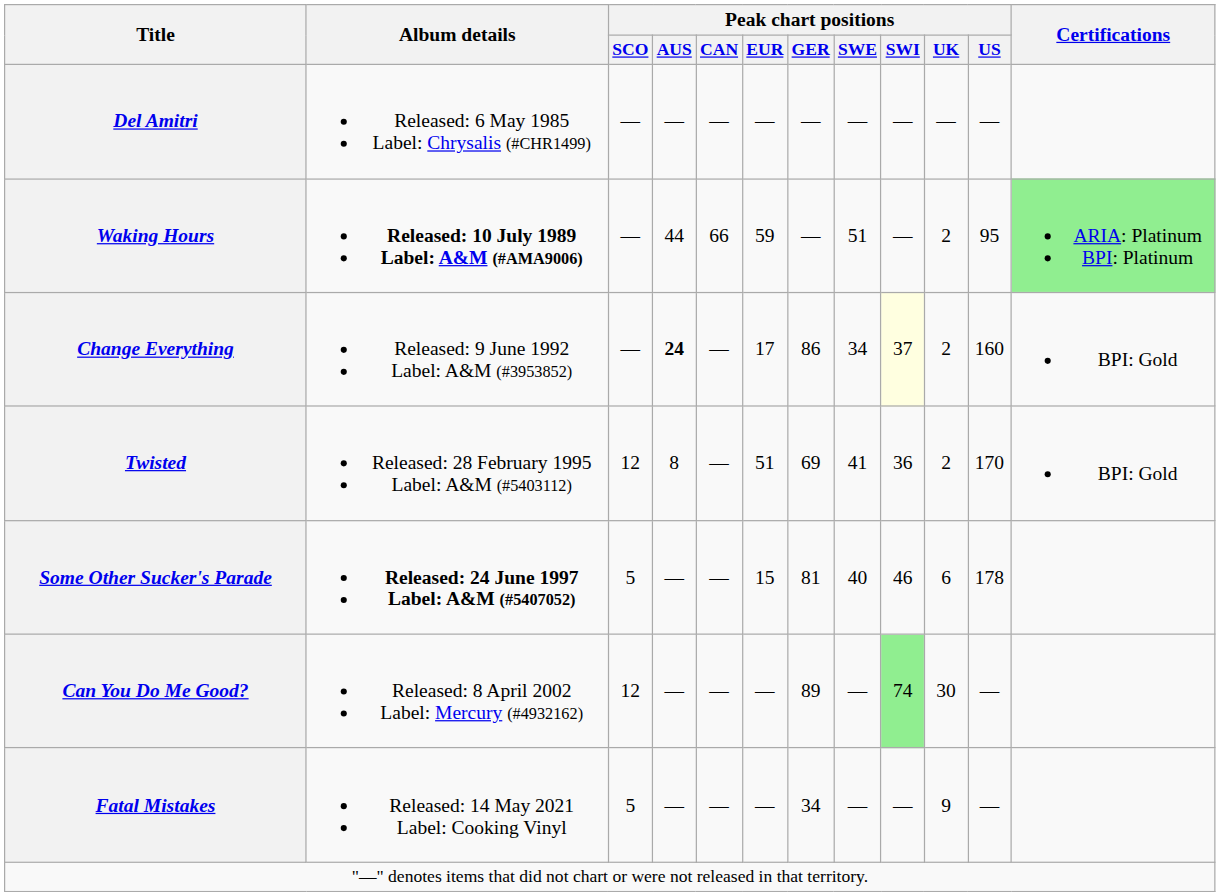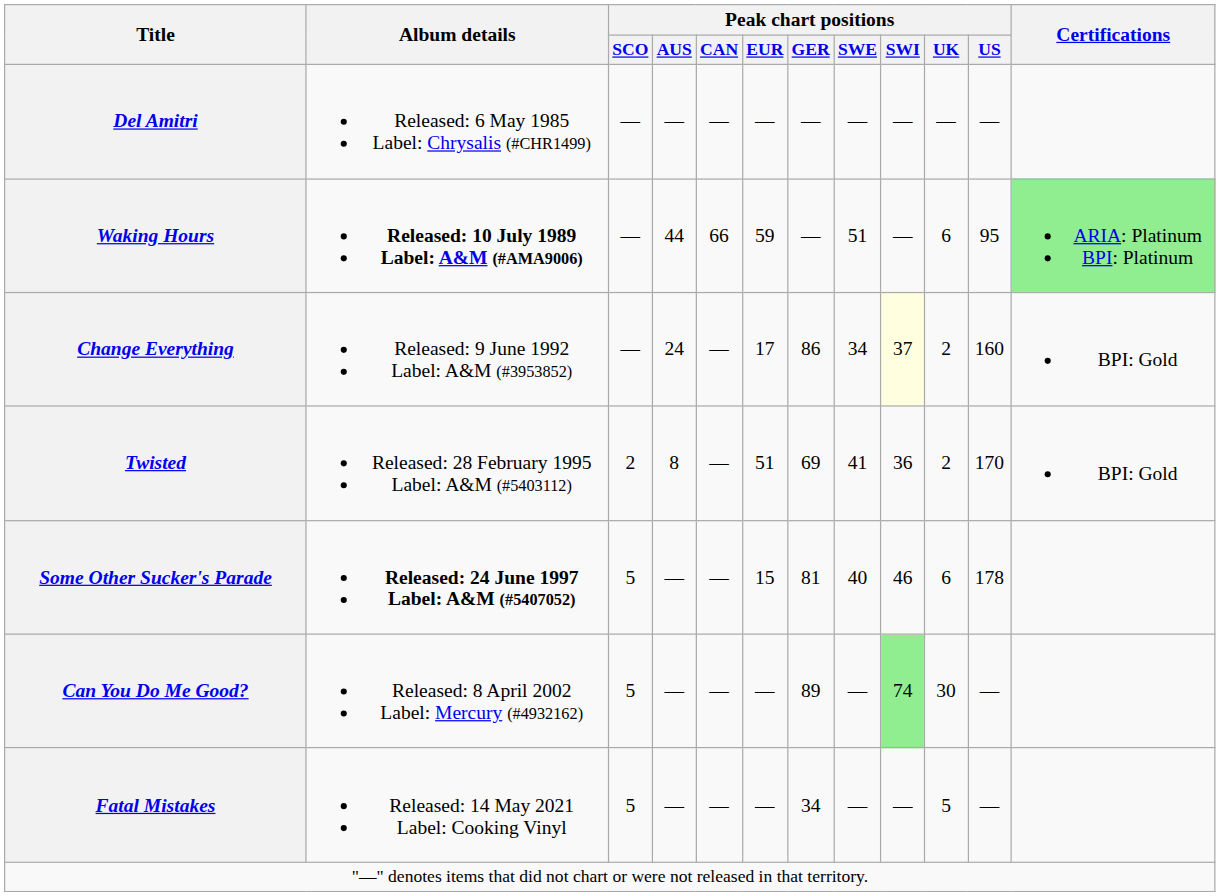(946, 235) 2 -> (946, 235) 6
(674, 349) bold -> (674, 349) normal
(630, 463) 12 -> (630, 463) 2
(630, 690) 12 -> (630, 690) 5
(946, 804) 9 -> (946, 804) 5
